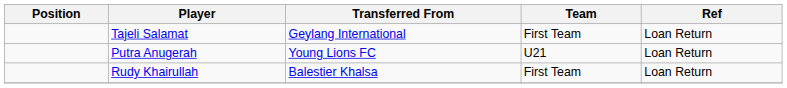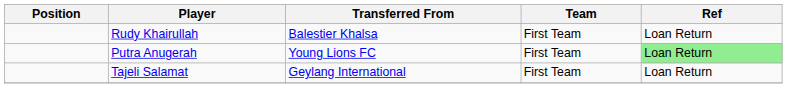rows swapped: (155, 72) <-> (149, 33)
(535, 53) U21 -> (552, 53) First Team
(678, 53) no background -> (678, 53) lightgreen background
